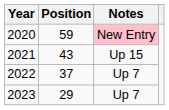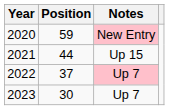(66, 54) 43 -> (66, 54) 44
(126, 74) no background -> (126, 74) pink background
(66, 94) 29 -> (66, 94) 30
